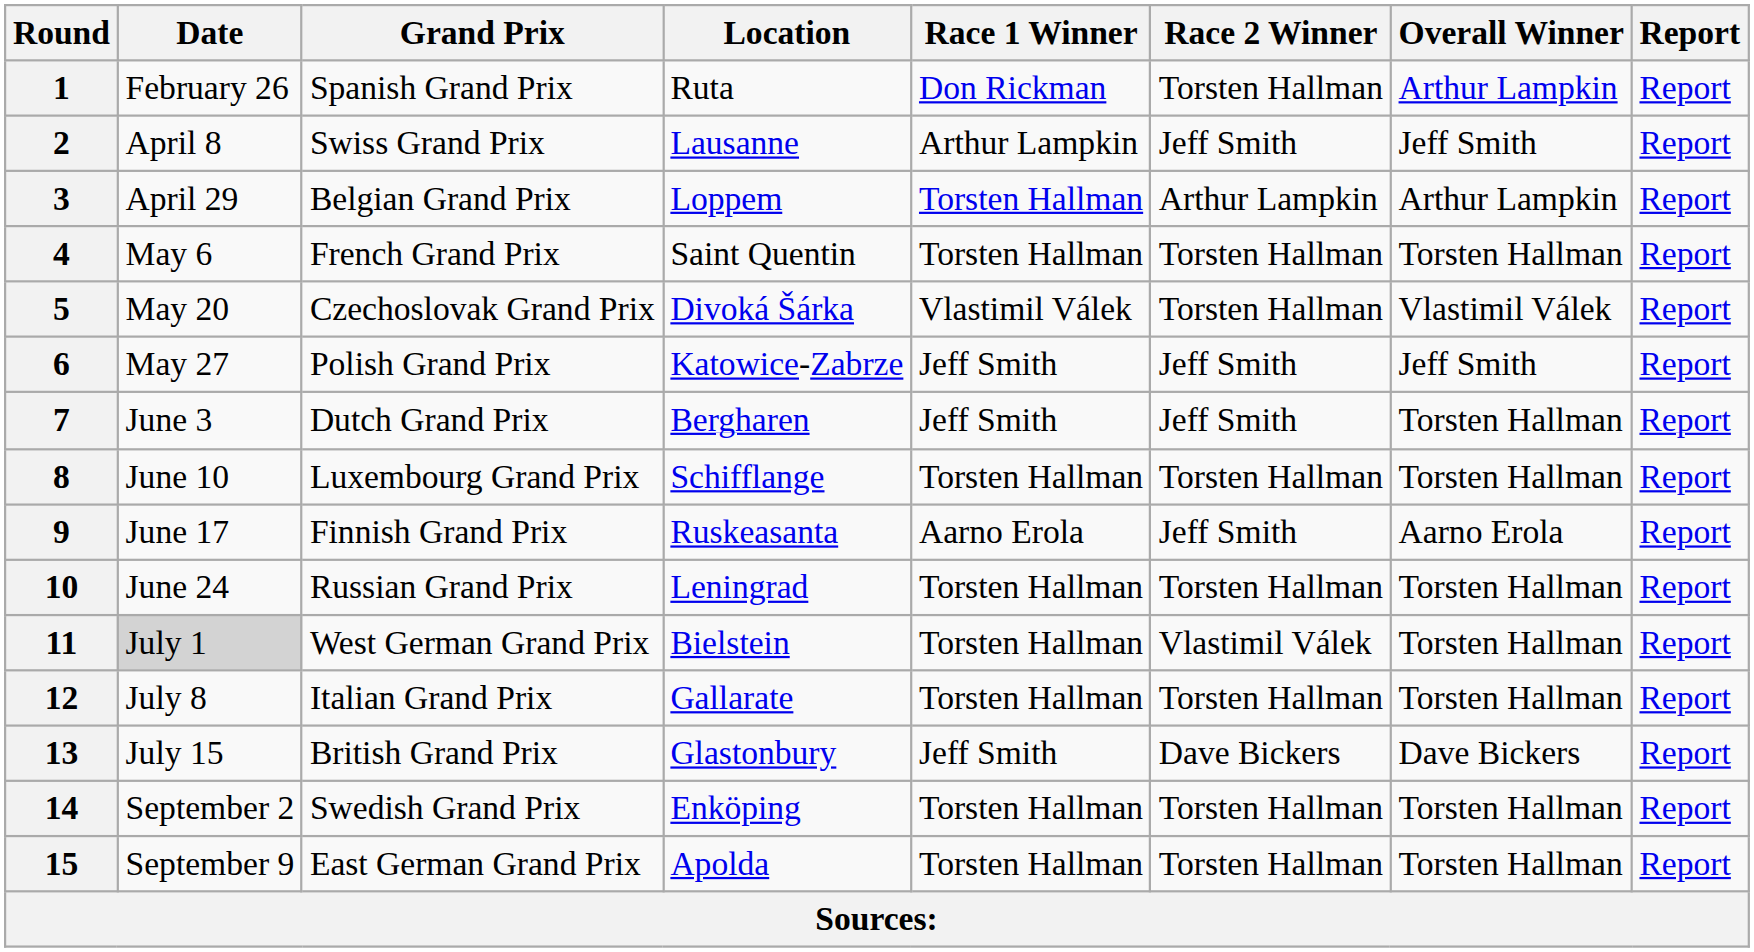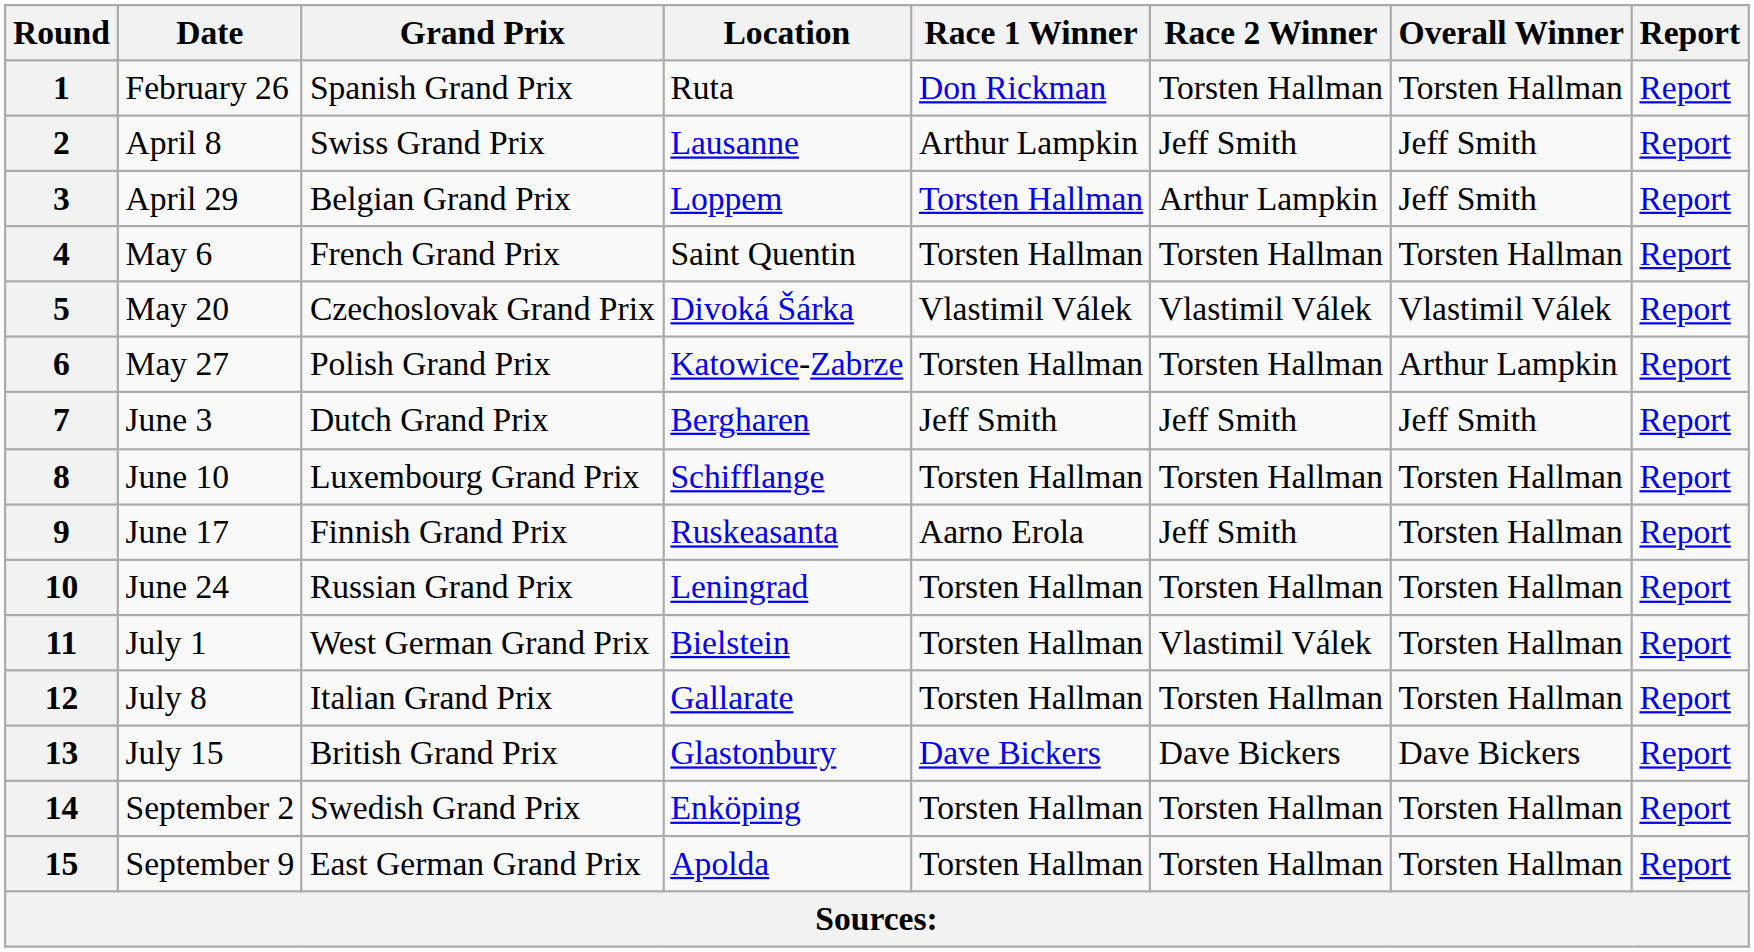(1508, 87) Arthur Lampkin -> (1511, 87) Torsten Hallman
(1508, 198) Arthur Lampkin -> (1468, 198) Jeff Smith
(1271, 309) Torsten Hallman -> (1265, 309) Vlastimil Válek
(988, 364) Jeff Smith -> (1031, 364) Torsten Hallman
(1228, 364) Jeff Smith -> (1271, 364) Torsten Hallman
(1468, 364) Jeff Smith -> (1508, 364) Arthur Lampkin
(1511, 420) Torsten Hallman -> (1468, 420) Jeff Smith
(1481, 530) Aarno Erola -> (1511, 530) Torsten Hallman
(166, 641) lightgrey background -> (166, 641) no background
(988, 752) Jeff Smith -> (1010, 752) Dave Bickers
